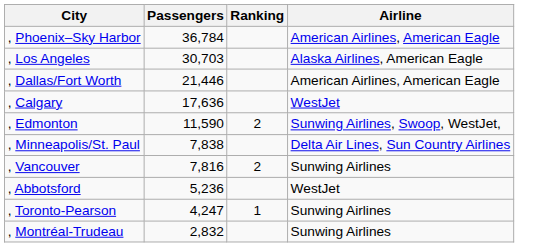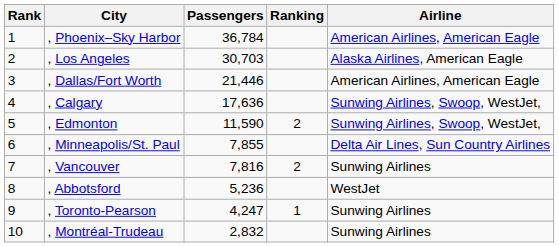+ column: (24, 16)
(315, 102) WestJet -> (436, 102) Sunwing Airlines, Swoop, WestJet,
(207, 145) 7,838 -> (247, 145) 7,855
